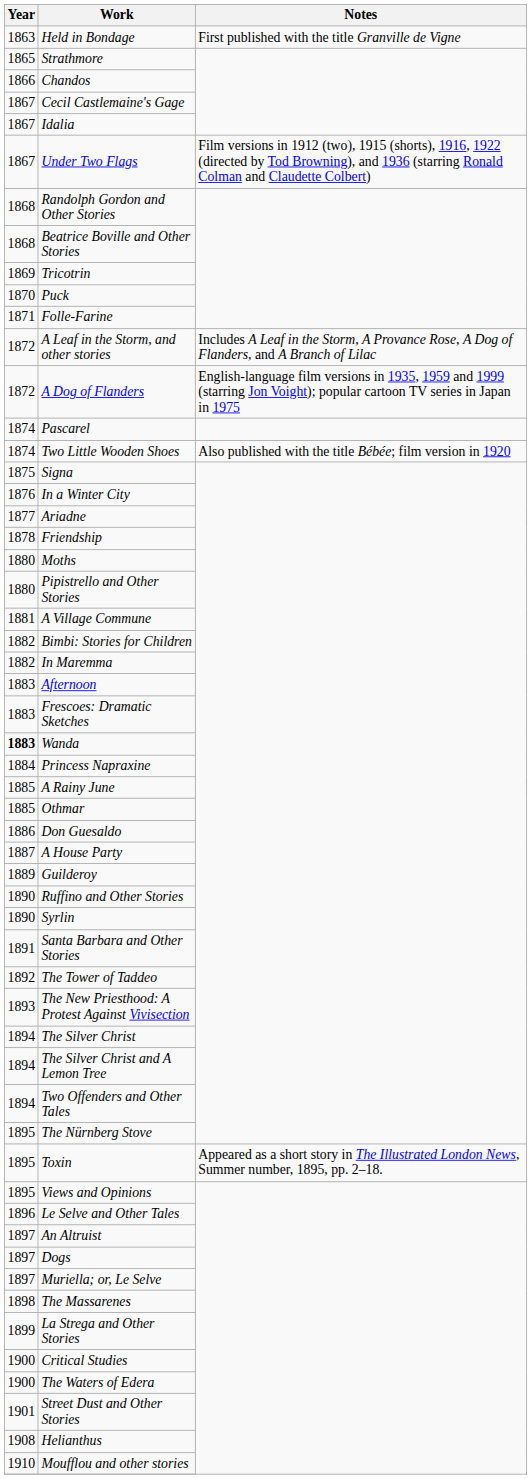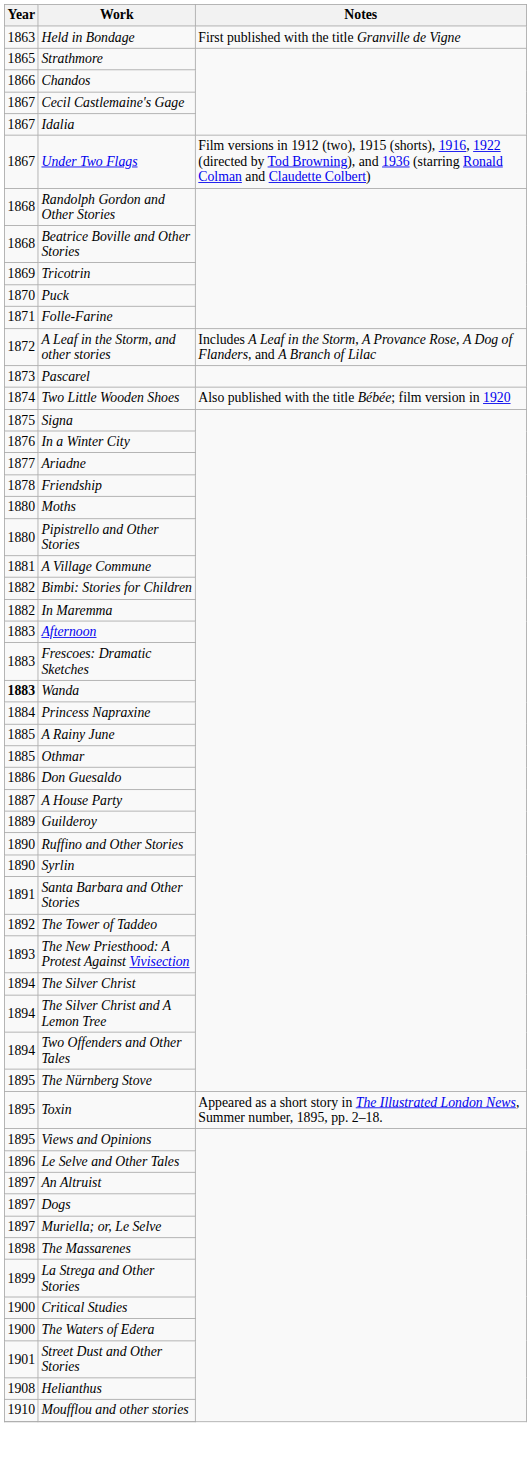- row: (93, 391)
(21, 429) 1874 -> (21, 376) 1873
